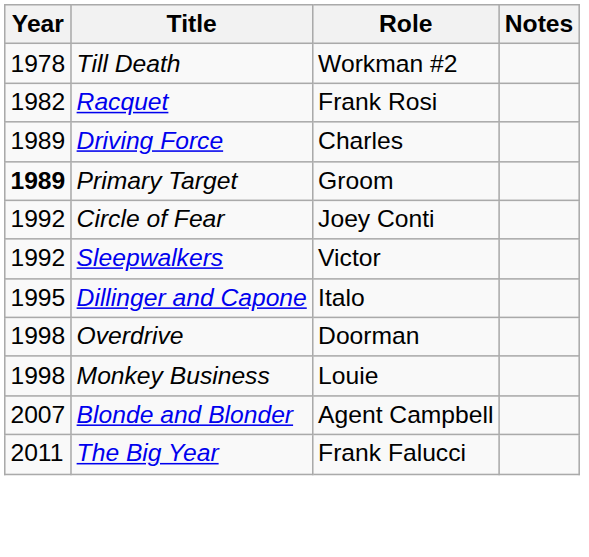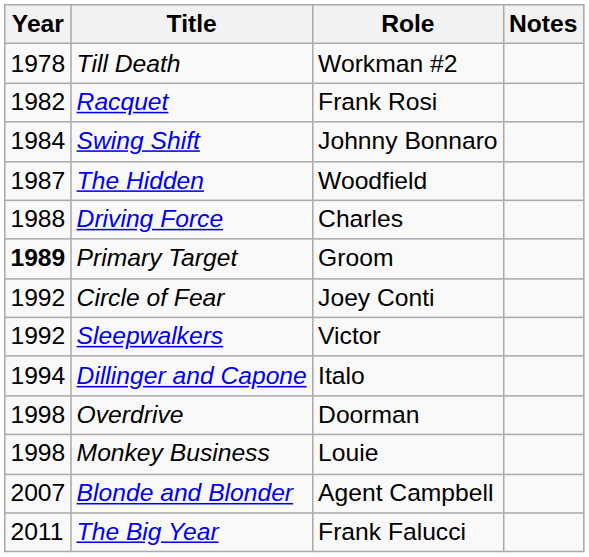+ row: (138, 141)
+ row: (140, 180)
(38, 141) 1989 -> (38, 219) 1988
(38, 297) 1995 -> (38, 375) 1994
